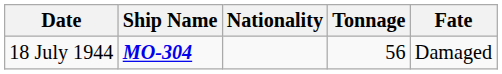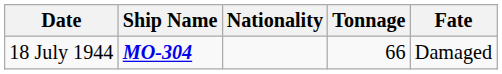(395, 52) 56 -> (395, 52) 66
